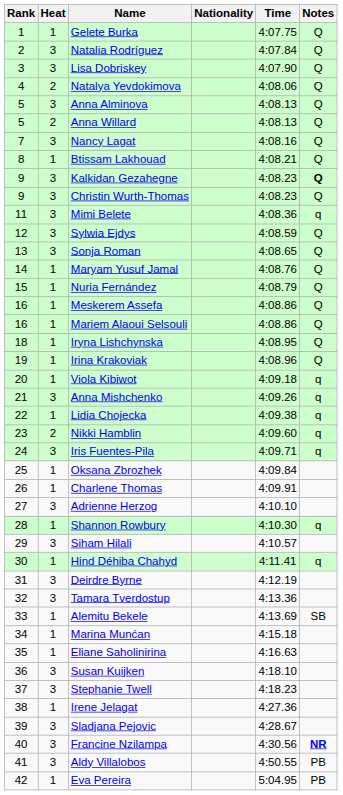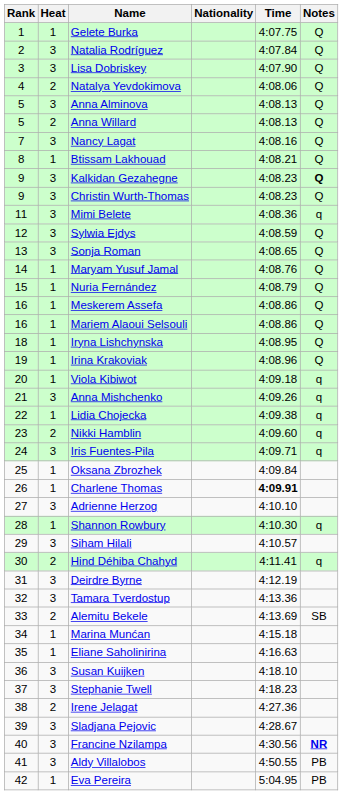(278, 488) normal -> (278, 488) bold
(53, 561) 1 -> (53, 561) 2
(53, 616) 1 -> (53, 616) 2
(53, 707) 1 -> (53, 707) 2
